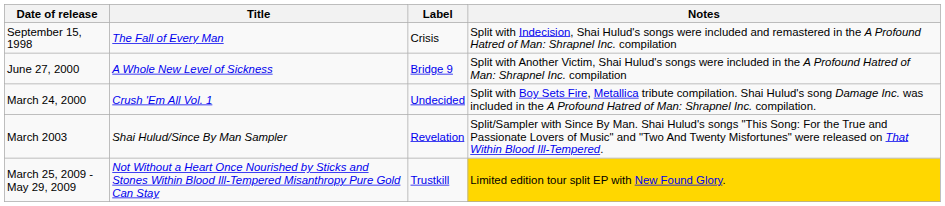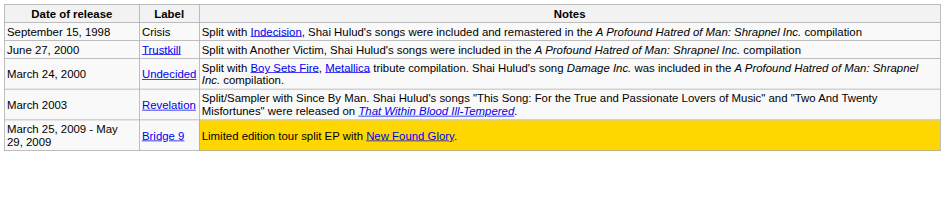- column: (259, 14)
(432, 69) Bridge 9 -> (161, 50) Trustkill
(430, 180) Trustkill -> (163, 136) Bridge 9
